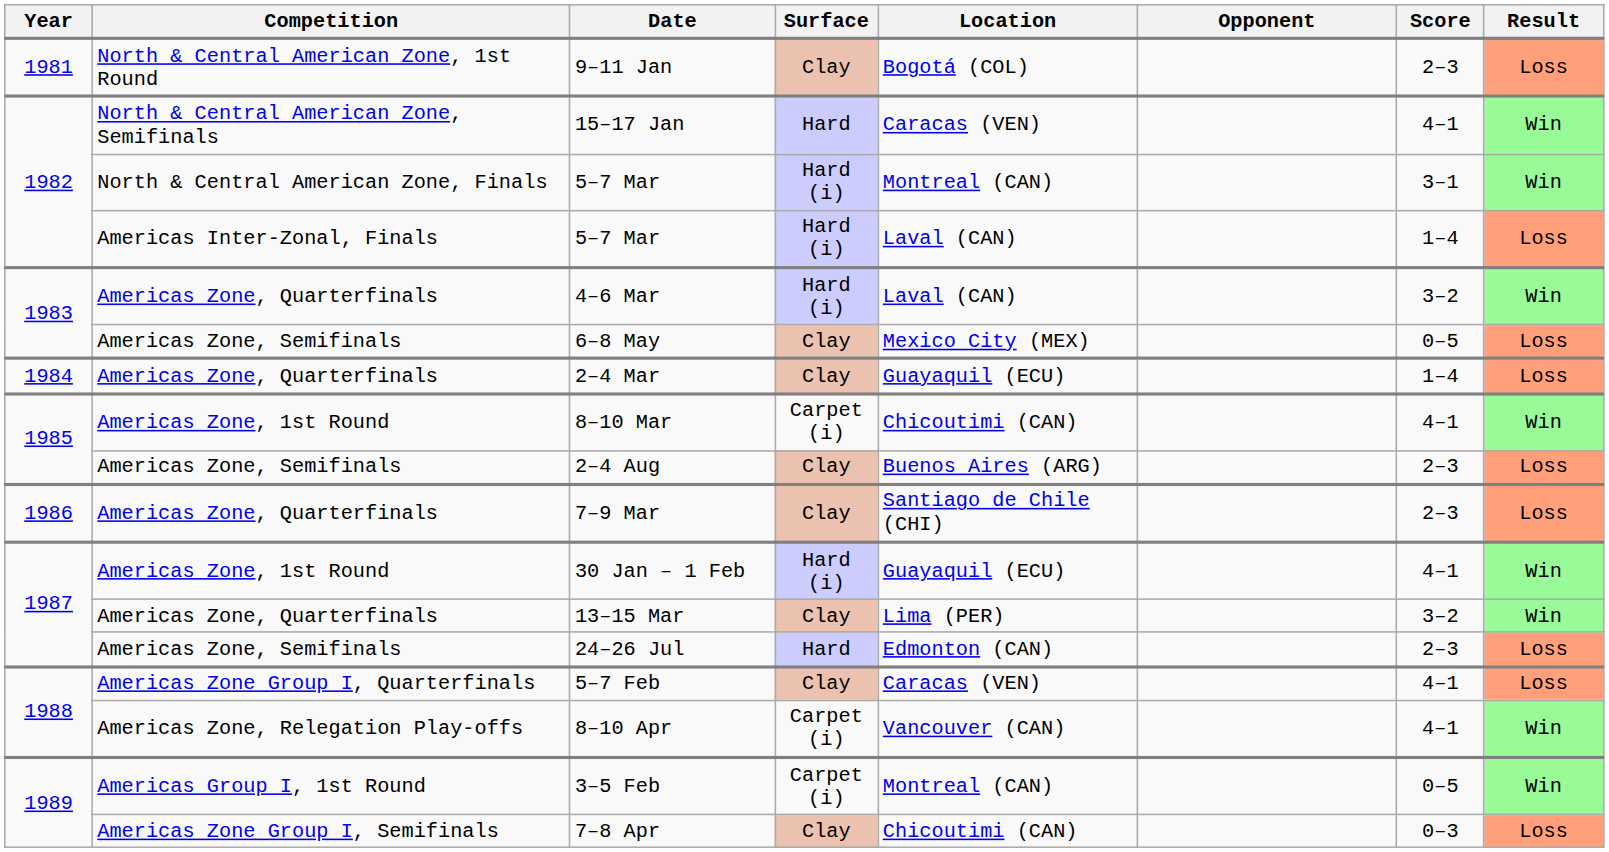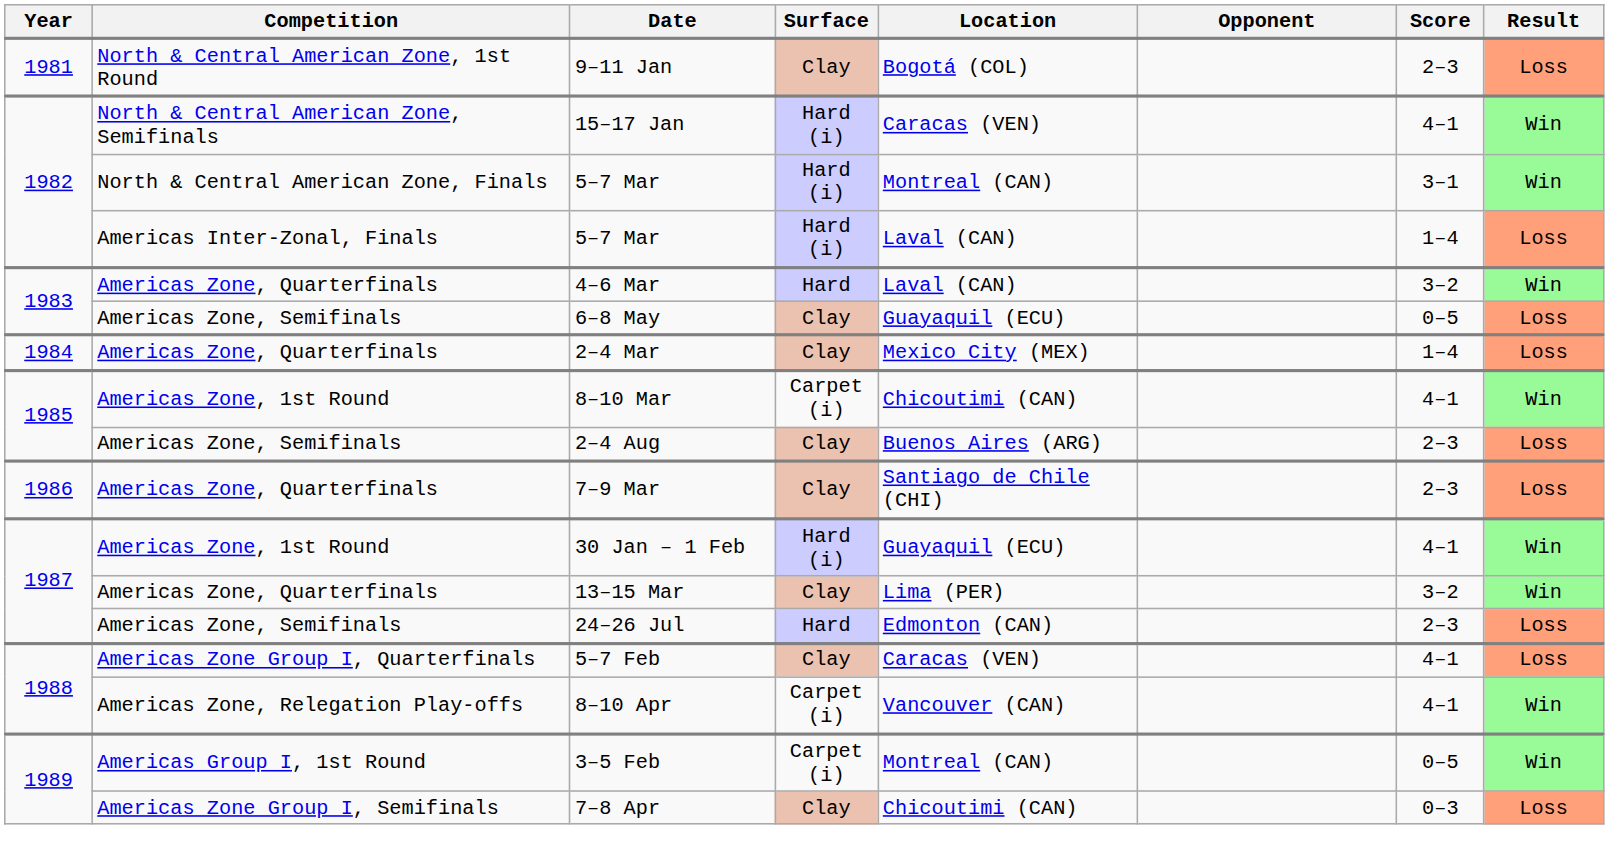(826, 126) Hard -> (826, 126) Hard (i)
(826, 297) Hard (i) -> (826, 285) Hard
(986, 341) Mexico City (MEX) -> (974, 318) Guayaquil (ECU)
(974, 376) Guayaquil (ECU) -> (986, 353) Mexico City (MEX)
